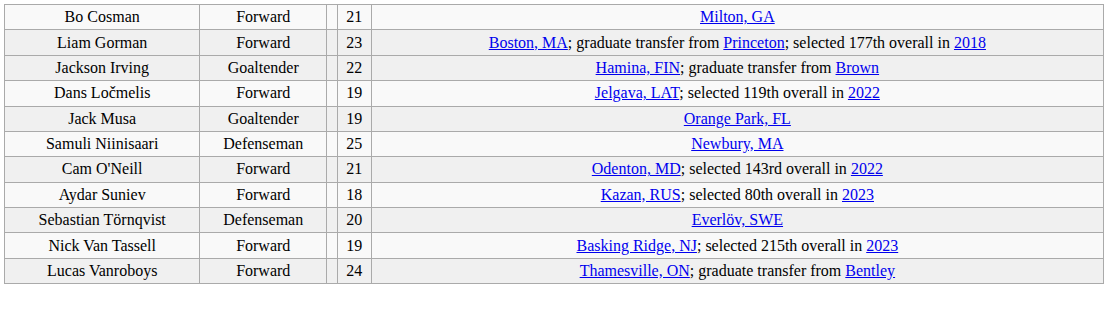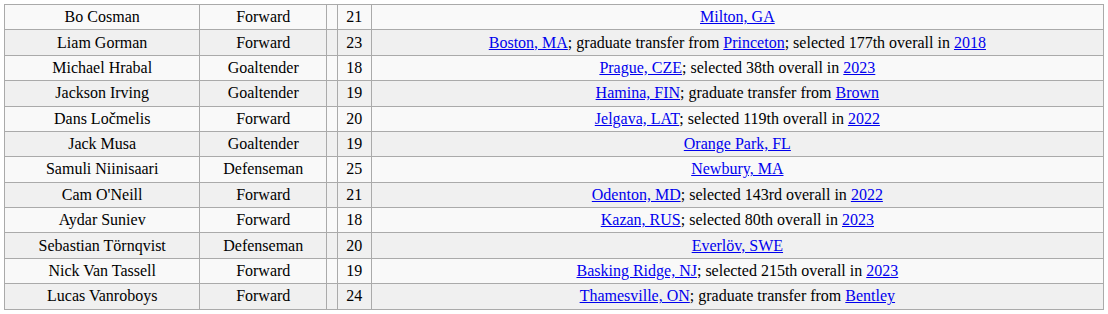+ row: (102, 67)
(354, 67) 22 -> (354, 93) 19
(354, 93) 19 -> (354, 118) 20
